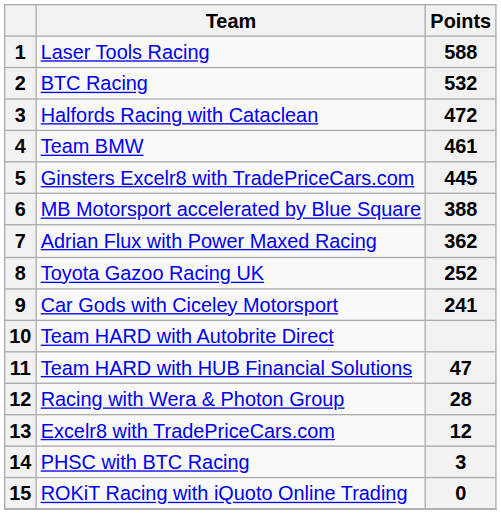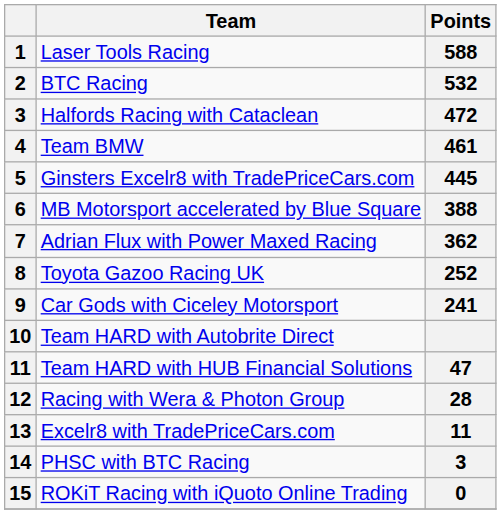(461, 430) 12 -> (461, 430) 11
